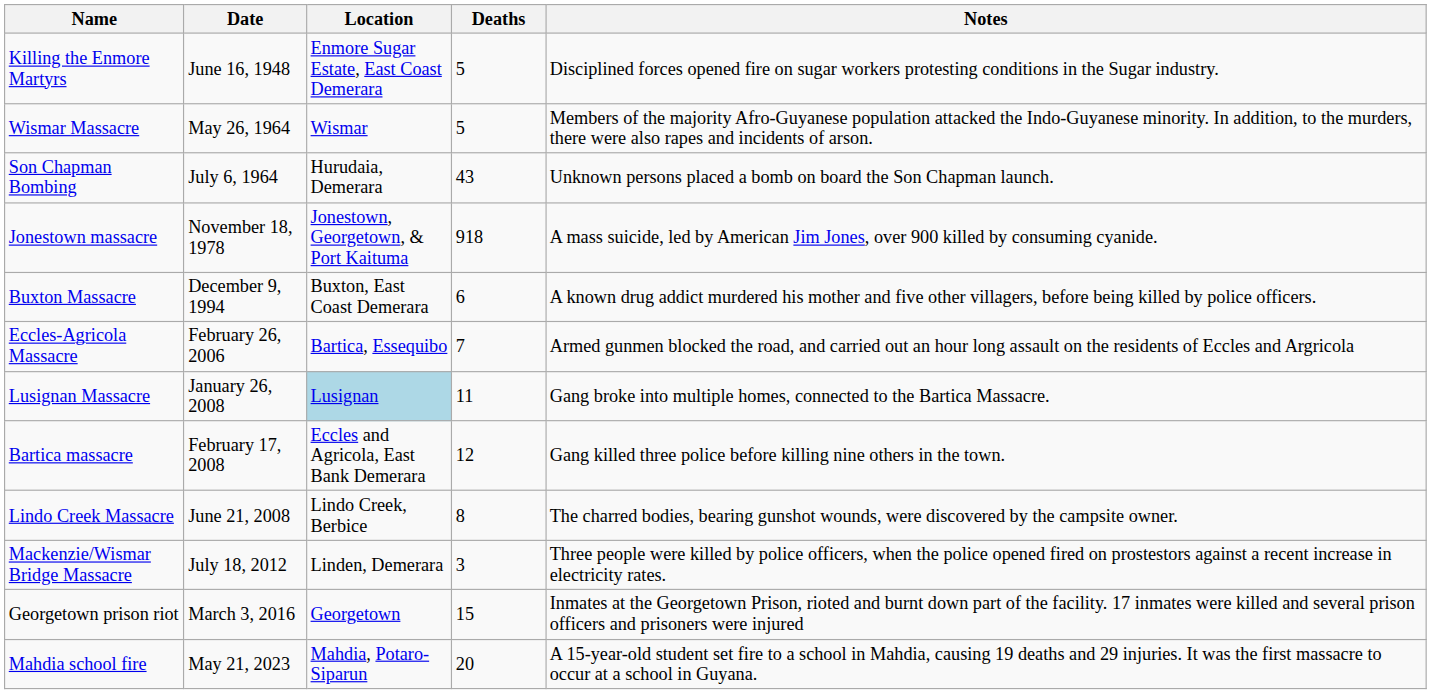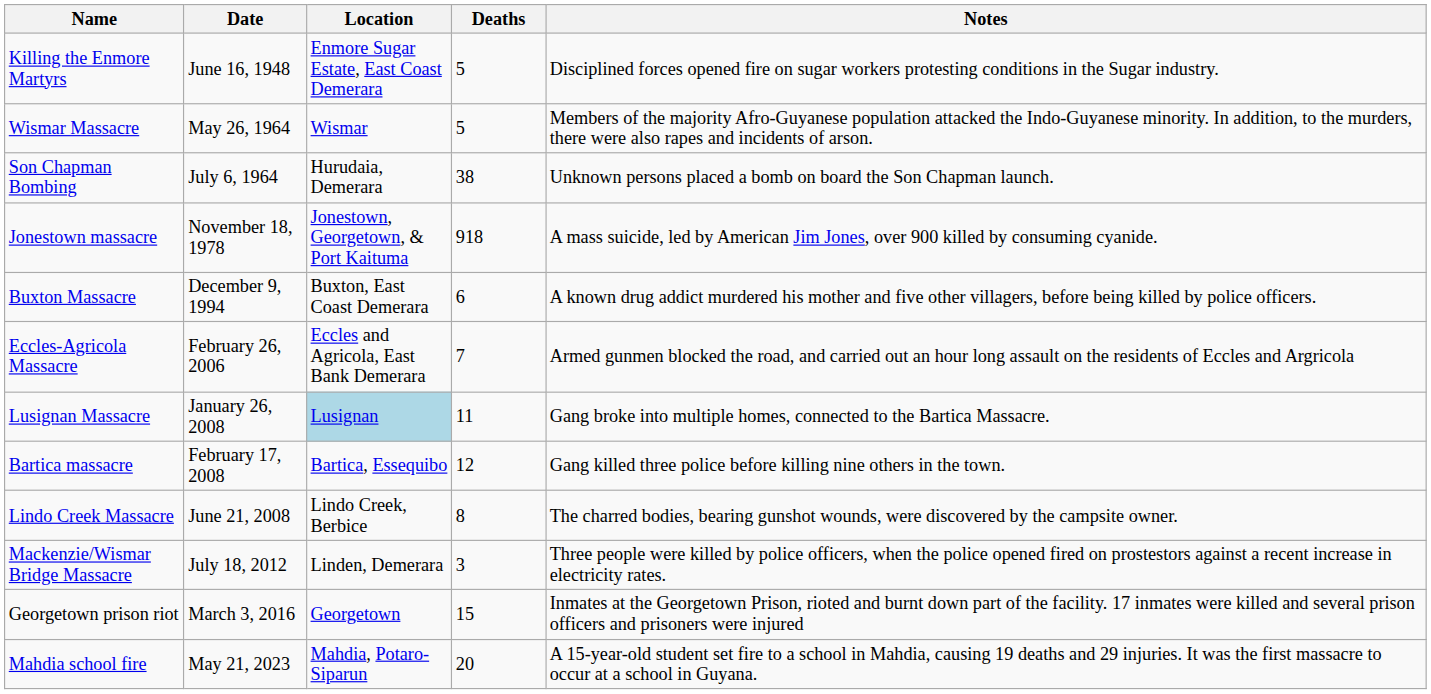(465, 177) 43 -> (465, 177) 38
(379, 346) Bartica, Essequibo -> (368, 356) Eccles and Agricola, East Bank Demerara
(368, 455) Eccles and Agricola, East Bank Demerara -> (379, 465) Bartica, Essequibo
